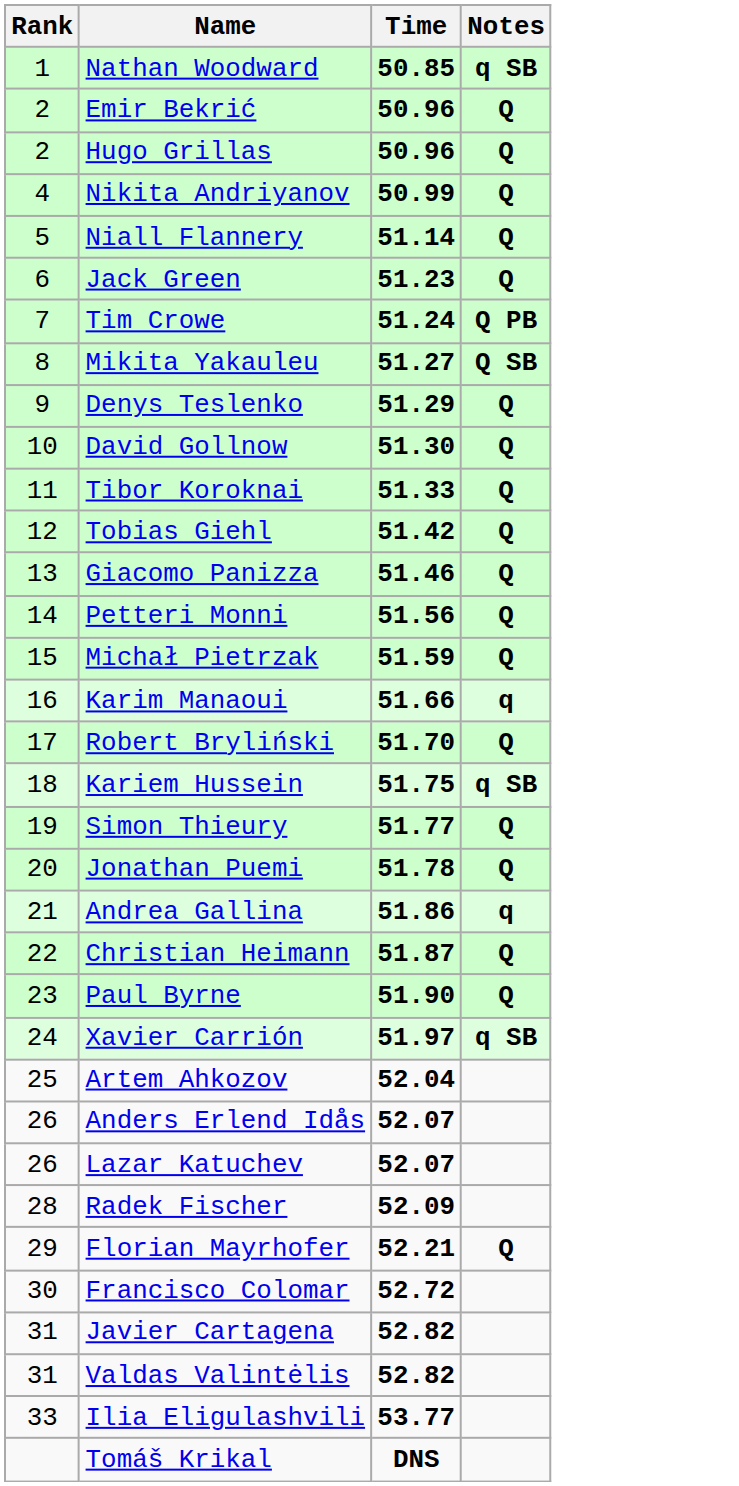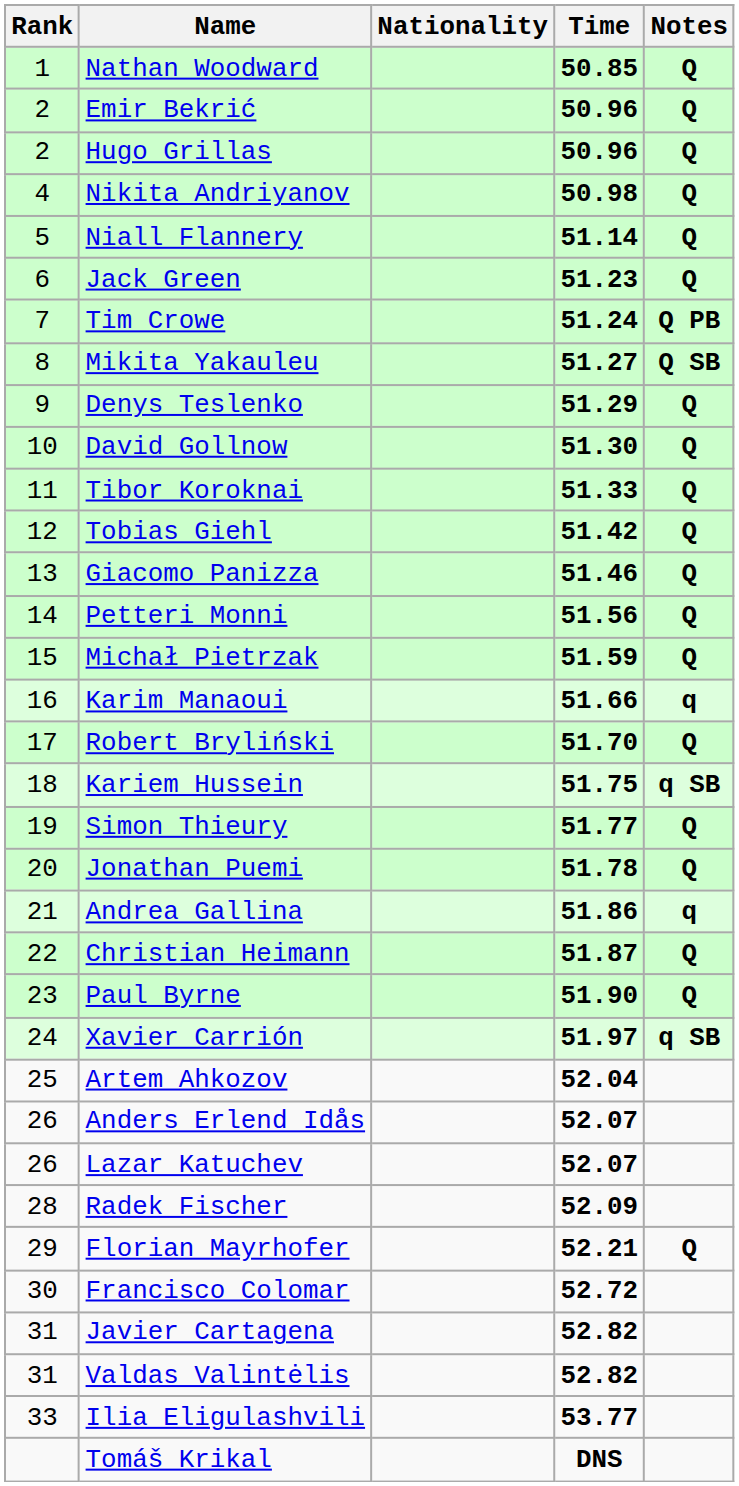+ column: (463, 26)
(506, 68) q SB -> (689, 68) Q
(416, 195) 50.99 -> (599, 195) 50.98
